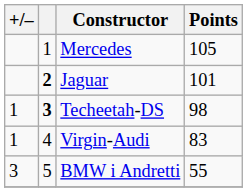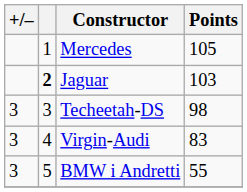(203, 79) 101 -> (203, 79) 103
(14, 110) 1 -> (14, 110) 3
(47, 110) bold -> (47, 110) normal
(14, 140) 1 -> (14, 140) 3
